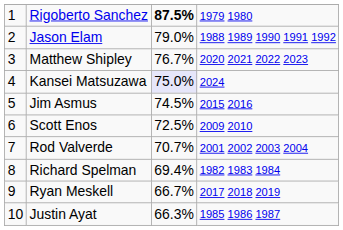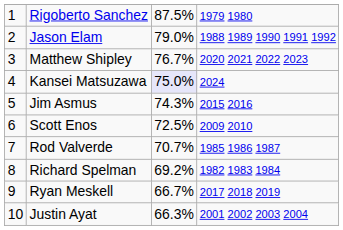(174, 15) bold -> (174, 15) normal
(174, 103) 74.5% -> (174, 103) 74.3%
(254, 148) 2001 2002 2003 2004 -> (240, 148) 1985 1986 1987
(174, 170) 69.4% -> (174, 170) 69.2%
(240, 214) 1985 1986 1987 -> (254, 214) 2001 2002 2003 2004
